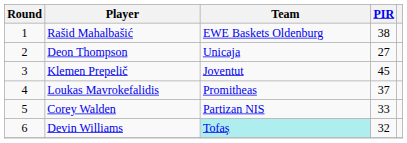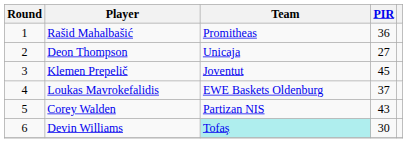(263, 33) EWE Baskets Oldenburg -> (230, 33) Promitheas
(384, 33) 38 -> (384, 33) 36
(230, 90) Promitheas -> (263, 90) EWE Baskets Oldenburg
(384, 109) 33 -> (384, 109) 43
(384, 128) 32 -> (384, 128) 30
